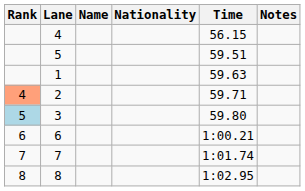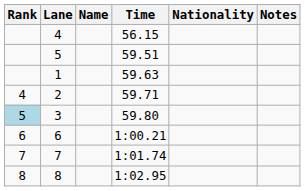columns swapped: (155, 15) <-> (228, 15)
(22, 95) lightsalmon background -> (22, 95) no background
